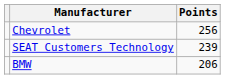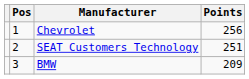+ column: (22, 13)
(208, 48) 239 -> (233, 48) 251
(208, 65) 206 -> (233, 65) 209
